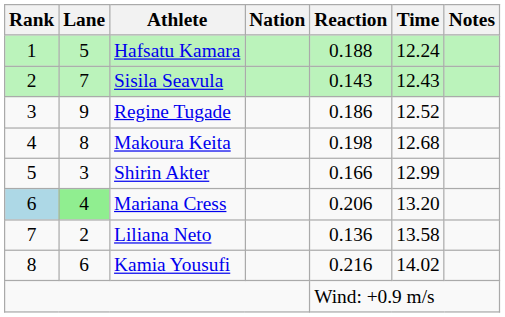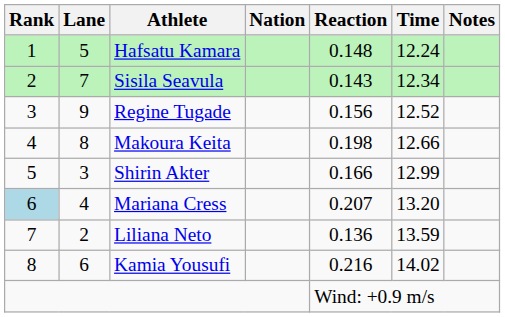(351, 50) 0.188 -> (351, 50) 0.148
(418, 81) 12.43 -> (418, 81) 12.34
(351, 111) 0.186 -> (351, 111) 0.156
(418, 142) 12.68 -> (418, 142) 12.66
(84, 204) lightgreen background -> (84, 204) no background
(351, 204) 0.206 -> (351, 204) 0.207
(418, 234) 13.58 -> (418, 234) 13.59
